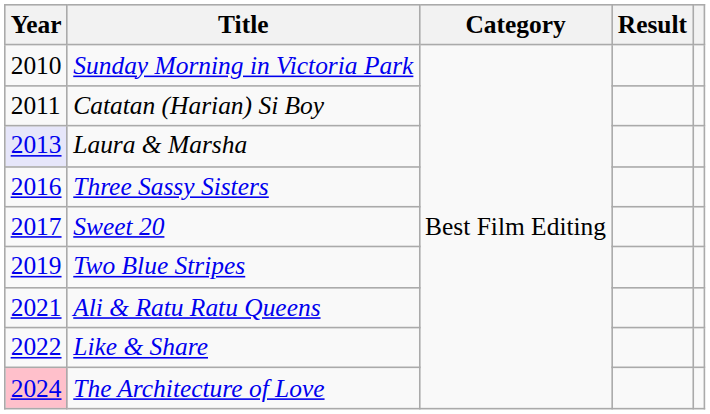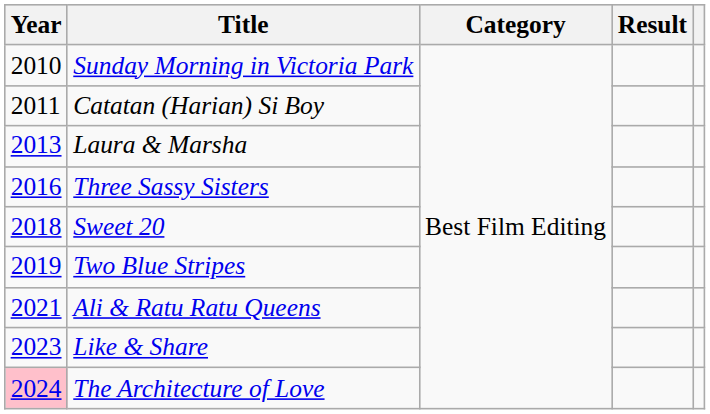(36, 145) lavender background -> (36, 145) no background
(36, 226) 2017 -> (36, 226) 2018
(36, 347) 2022 -> (36, 347) 2023
